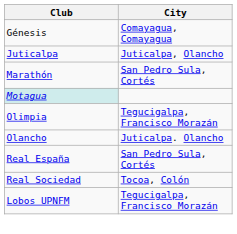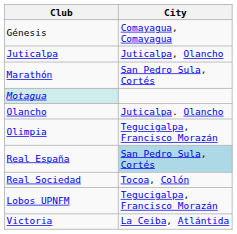rows swapped: (27, 138) <-> (27, 117)
(163, 159) no background -> (163, 159) lightblue background
+ row: (29, 222)
